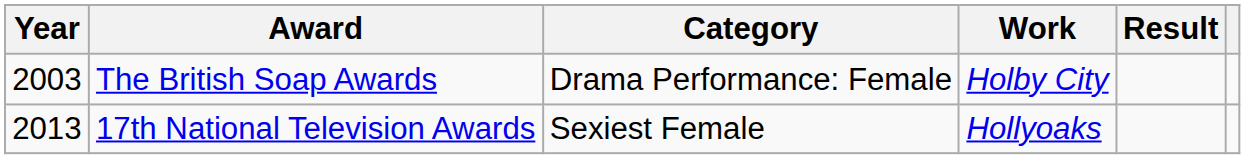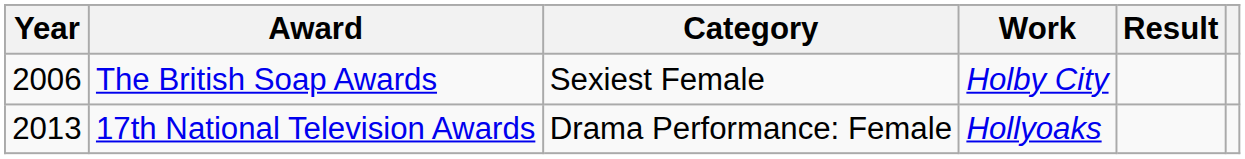(47, 78) 2003 -> (47, 78) 2006
(751, 78) Drama Performance: Female -> (657, 78) Sexiest Female
(657, 128) Sexiest Female -> (751, 128) Drama Performance: Female
